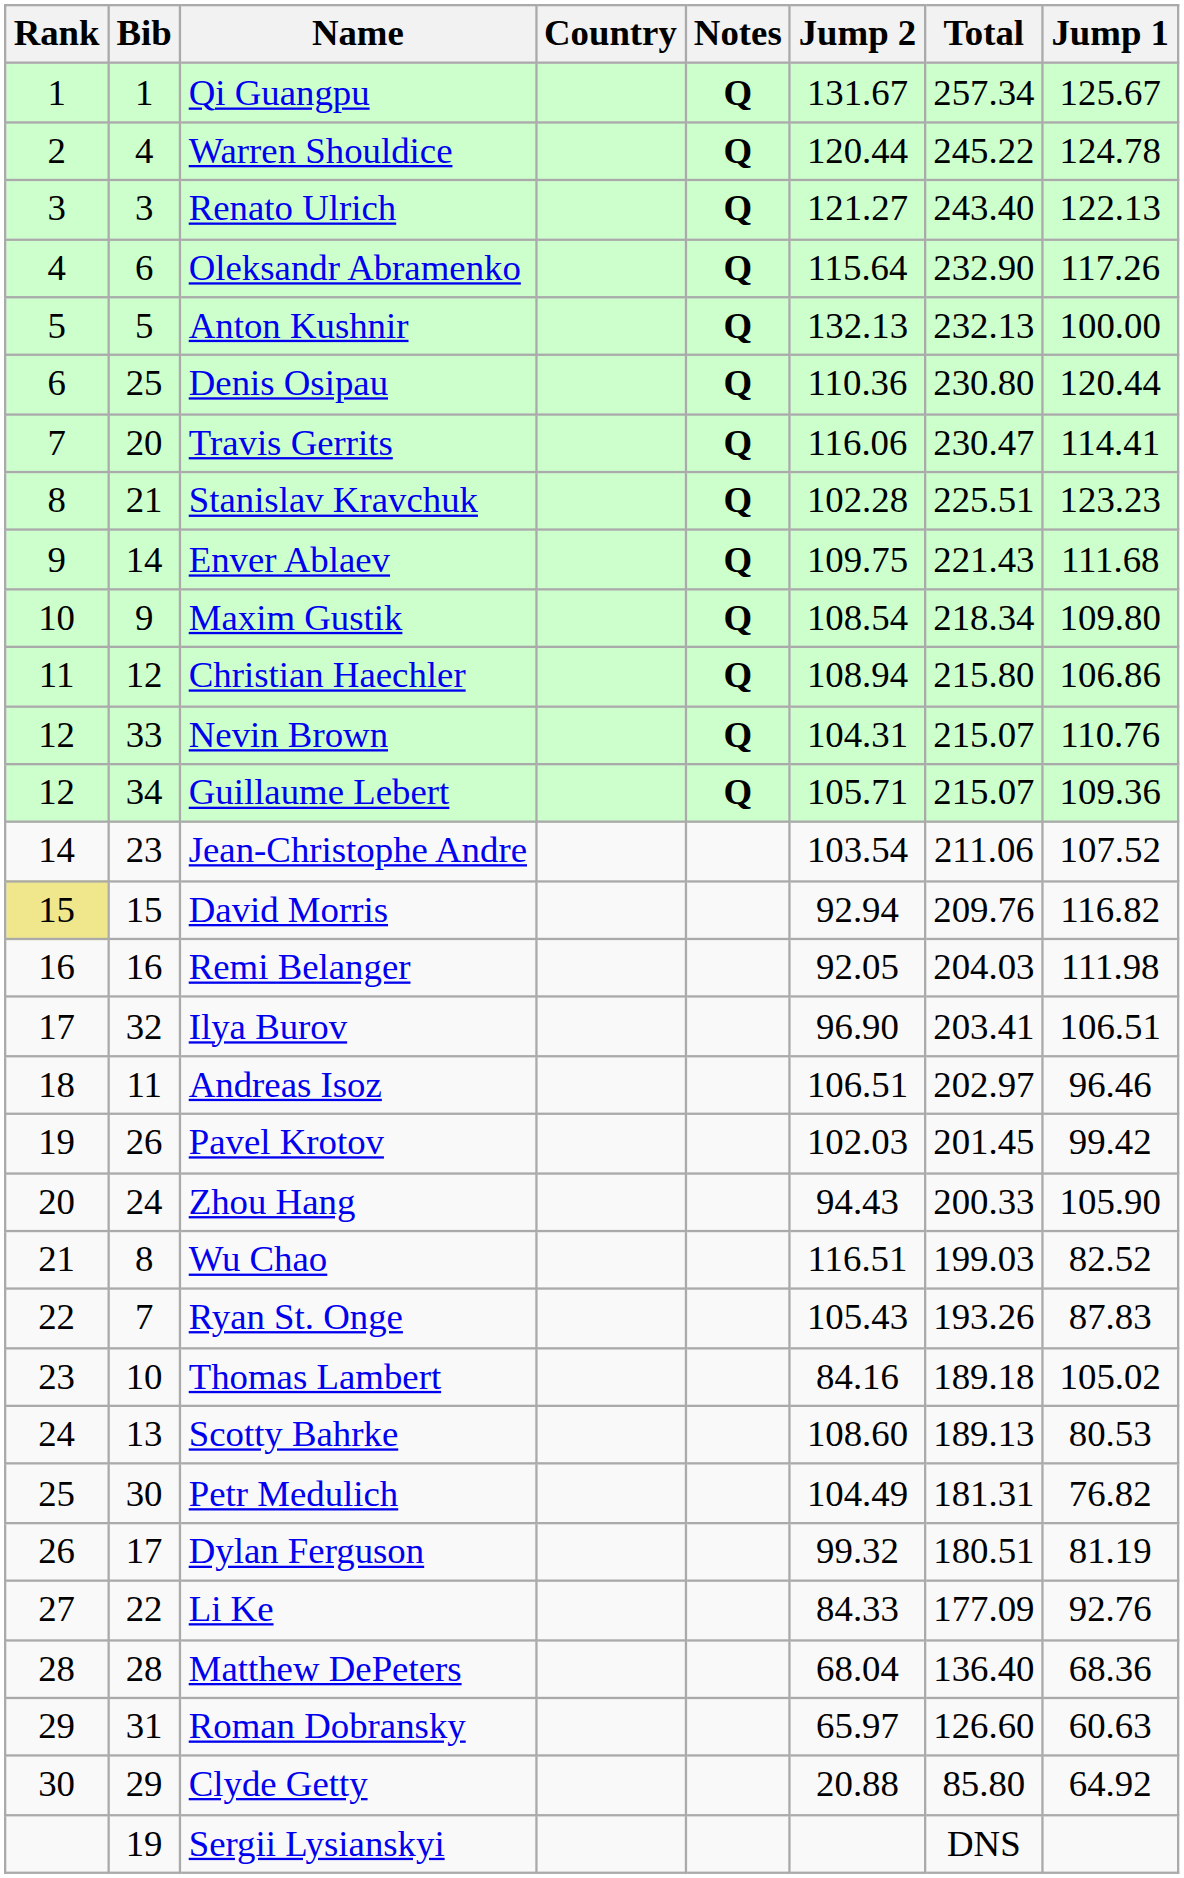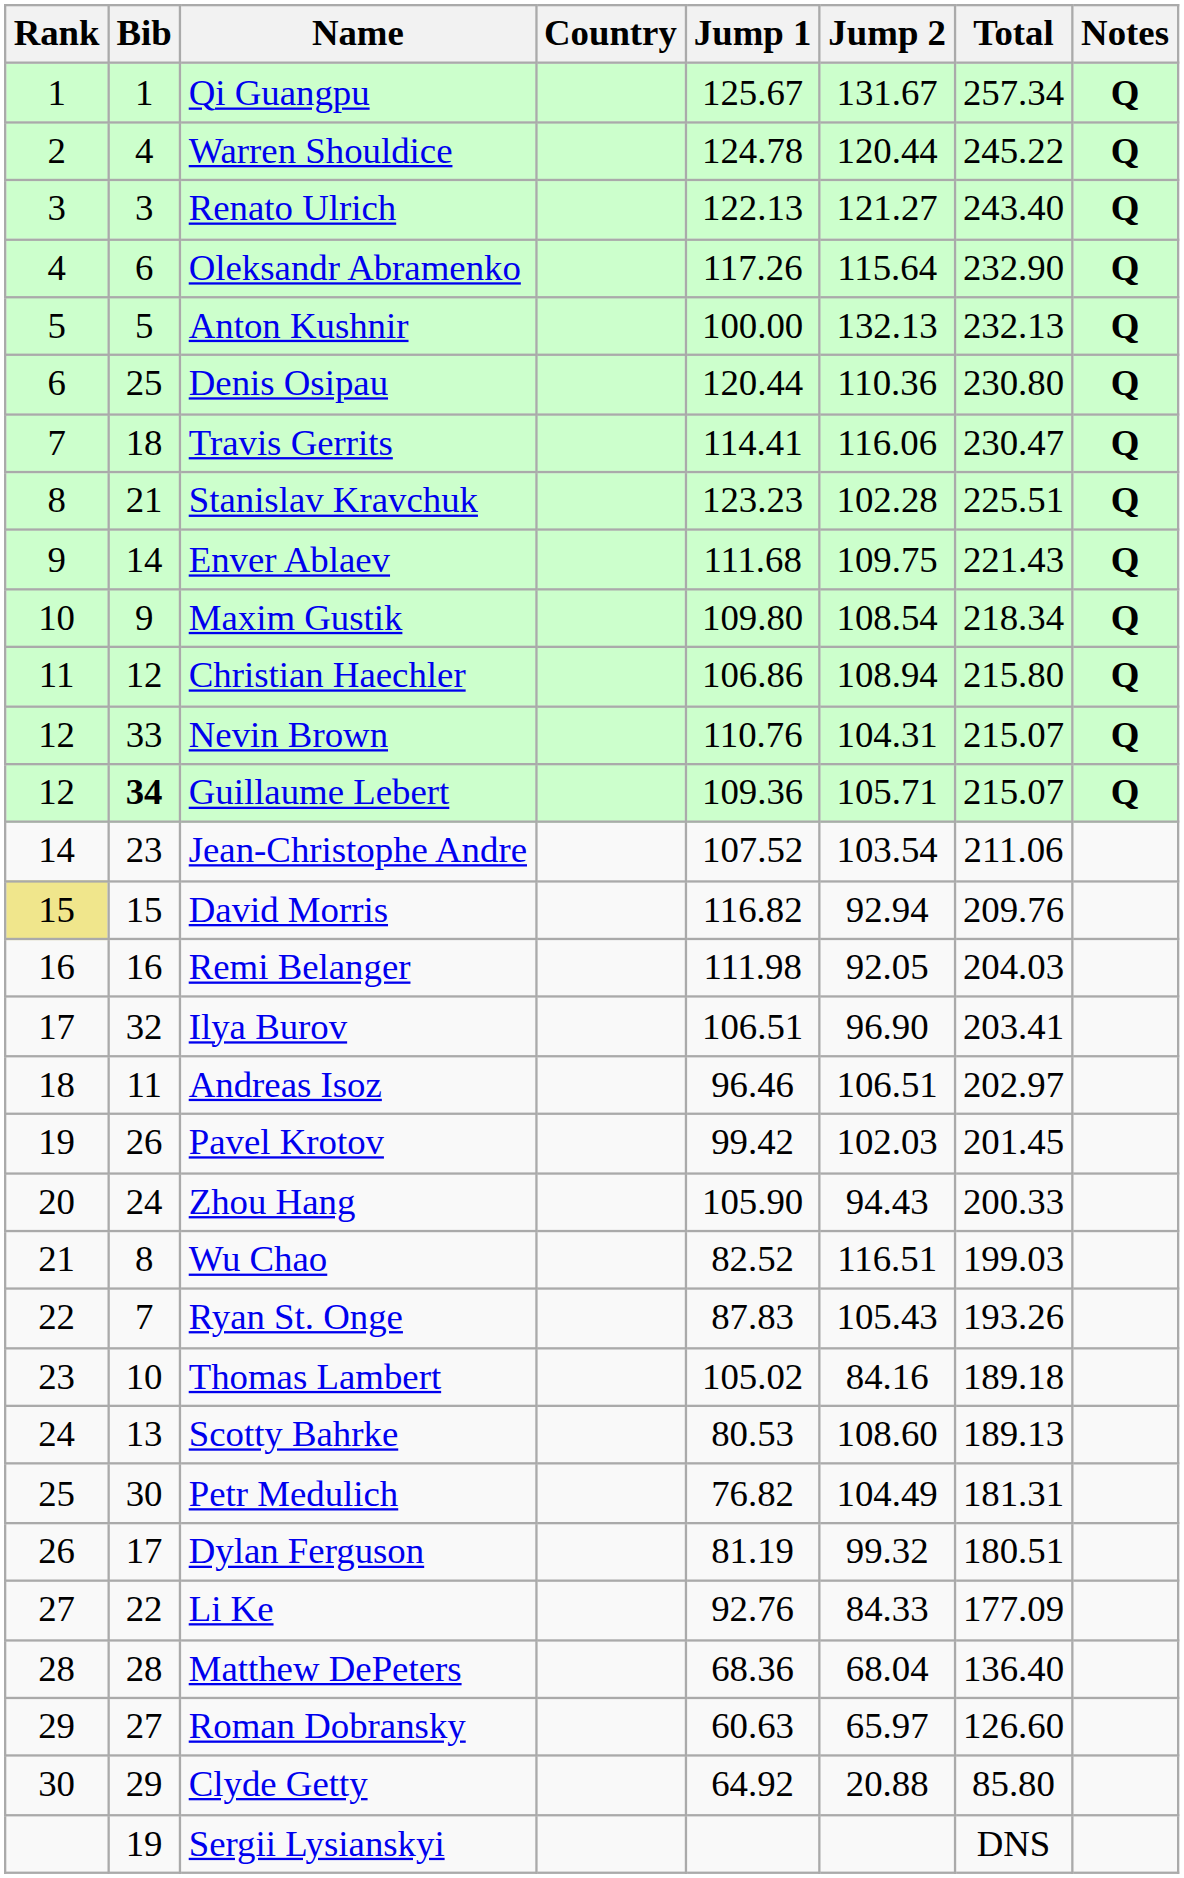columns swapped: (1110, 33) <-> (738, 33)
(144, 442) 20 -> (144, 442) 18
(144, 792) normal -> (144, 792) bold
(144, 1726) 31 -> (144, 1726) 27
